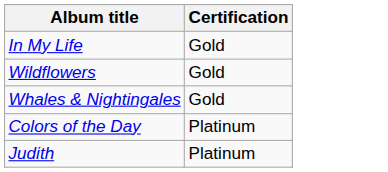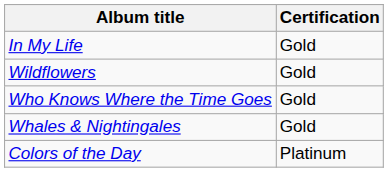+ row: (140, 99)
- row: (31, 153)
